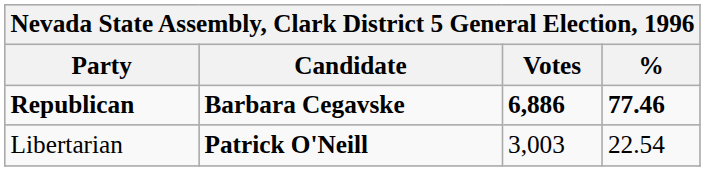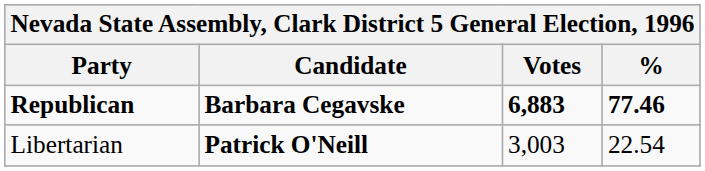(536, 104) 6,886 -> (536, 104) 6,883
